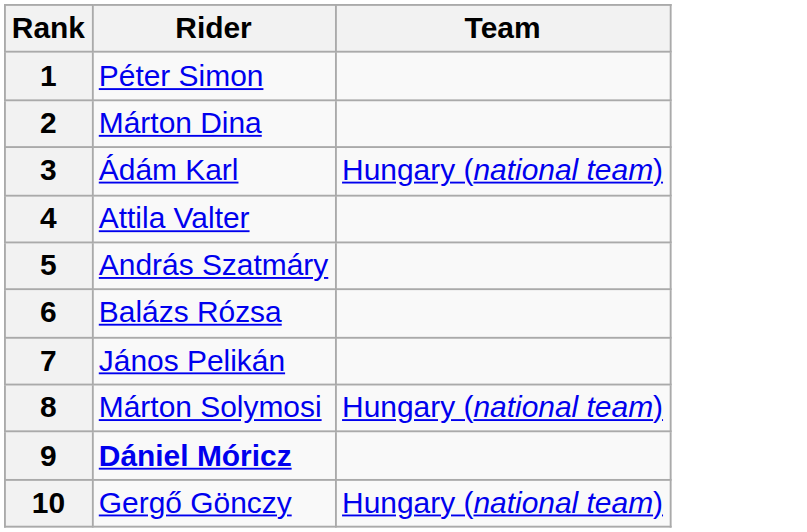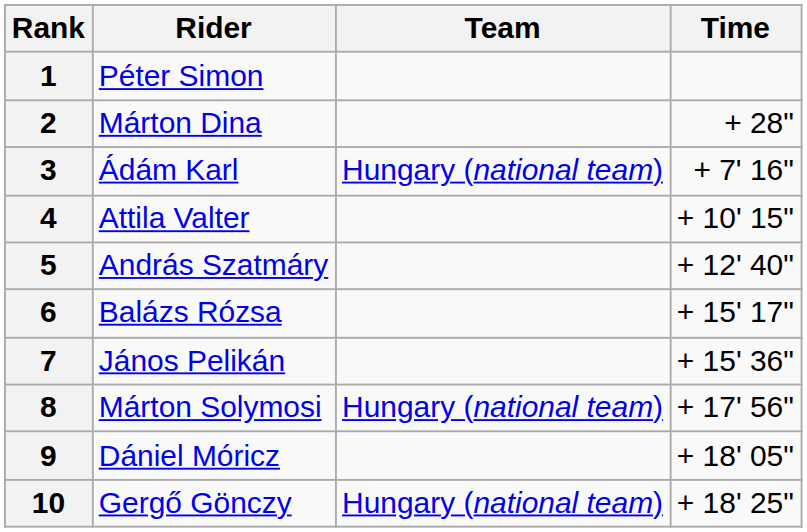+ column: (735, 28)
(195, 455) bold -> (189, 455) normal
